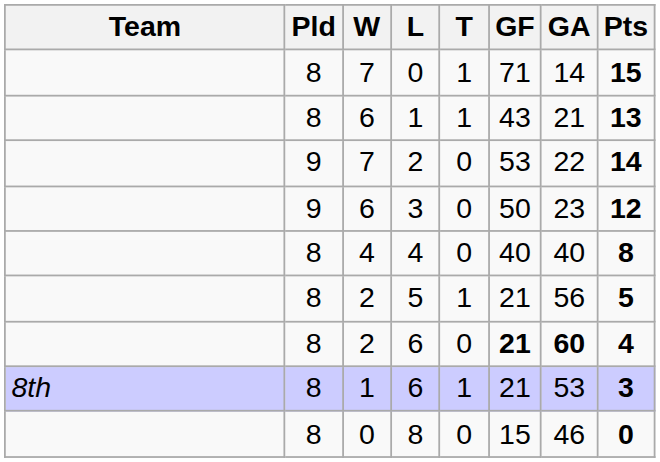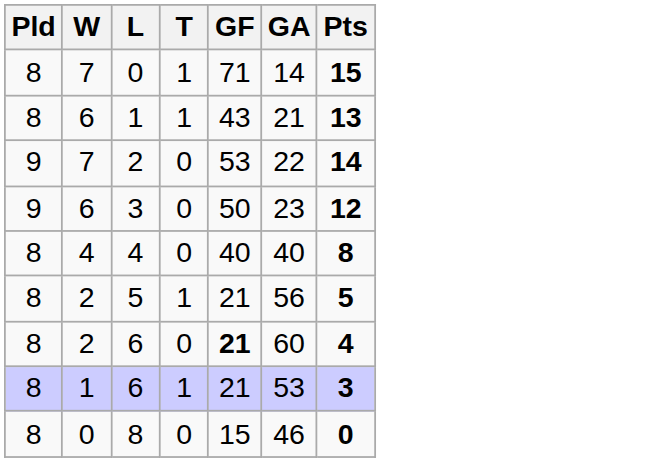- column: (145, 27)
(569, 343) bold -> (289, 343) normal
